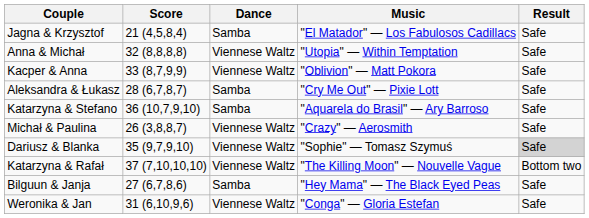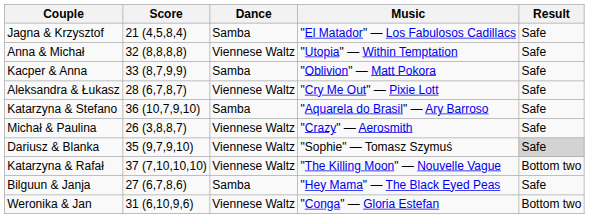(254, 71) Viennese Waltz -> (231, 71) Samba
(231, 90) Samba -> (254, 90) Viennese Waltz
(534, 204) Safe -> (551, 204) Bottom two
